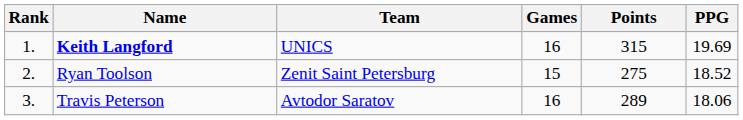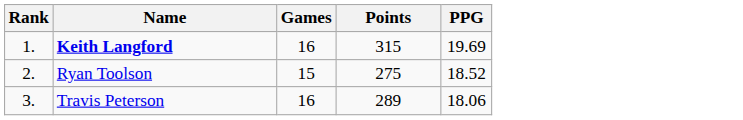- column: (400, 18)
